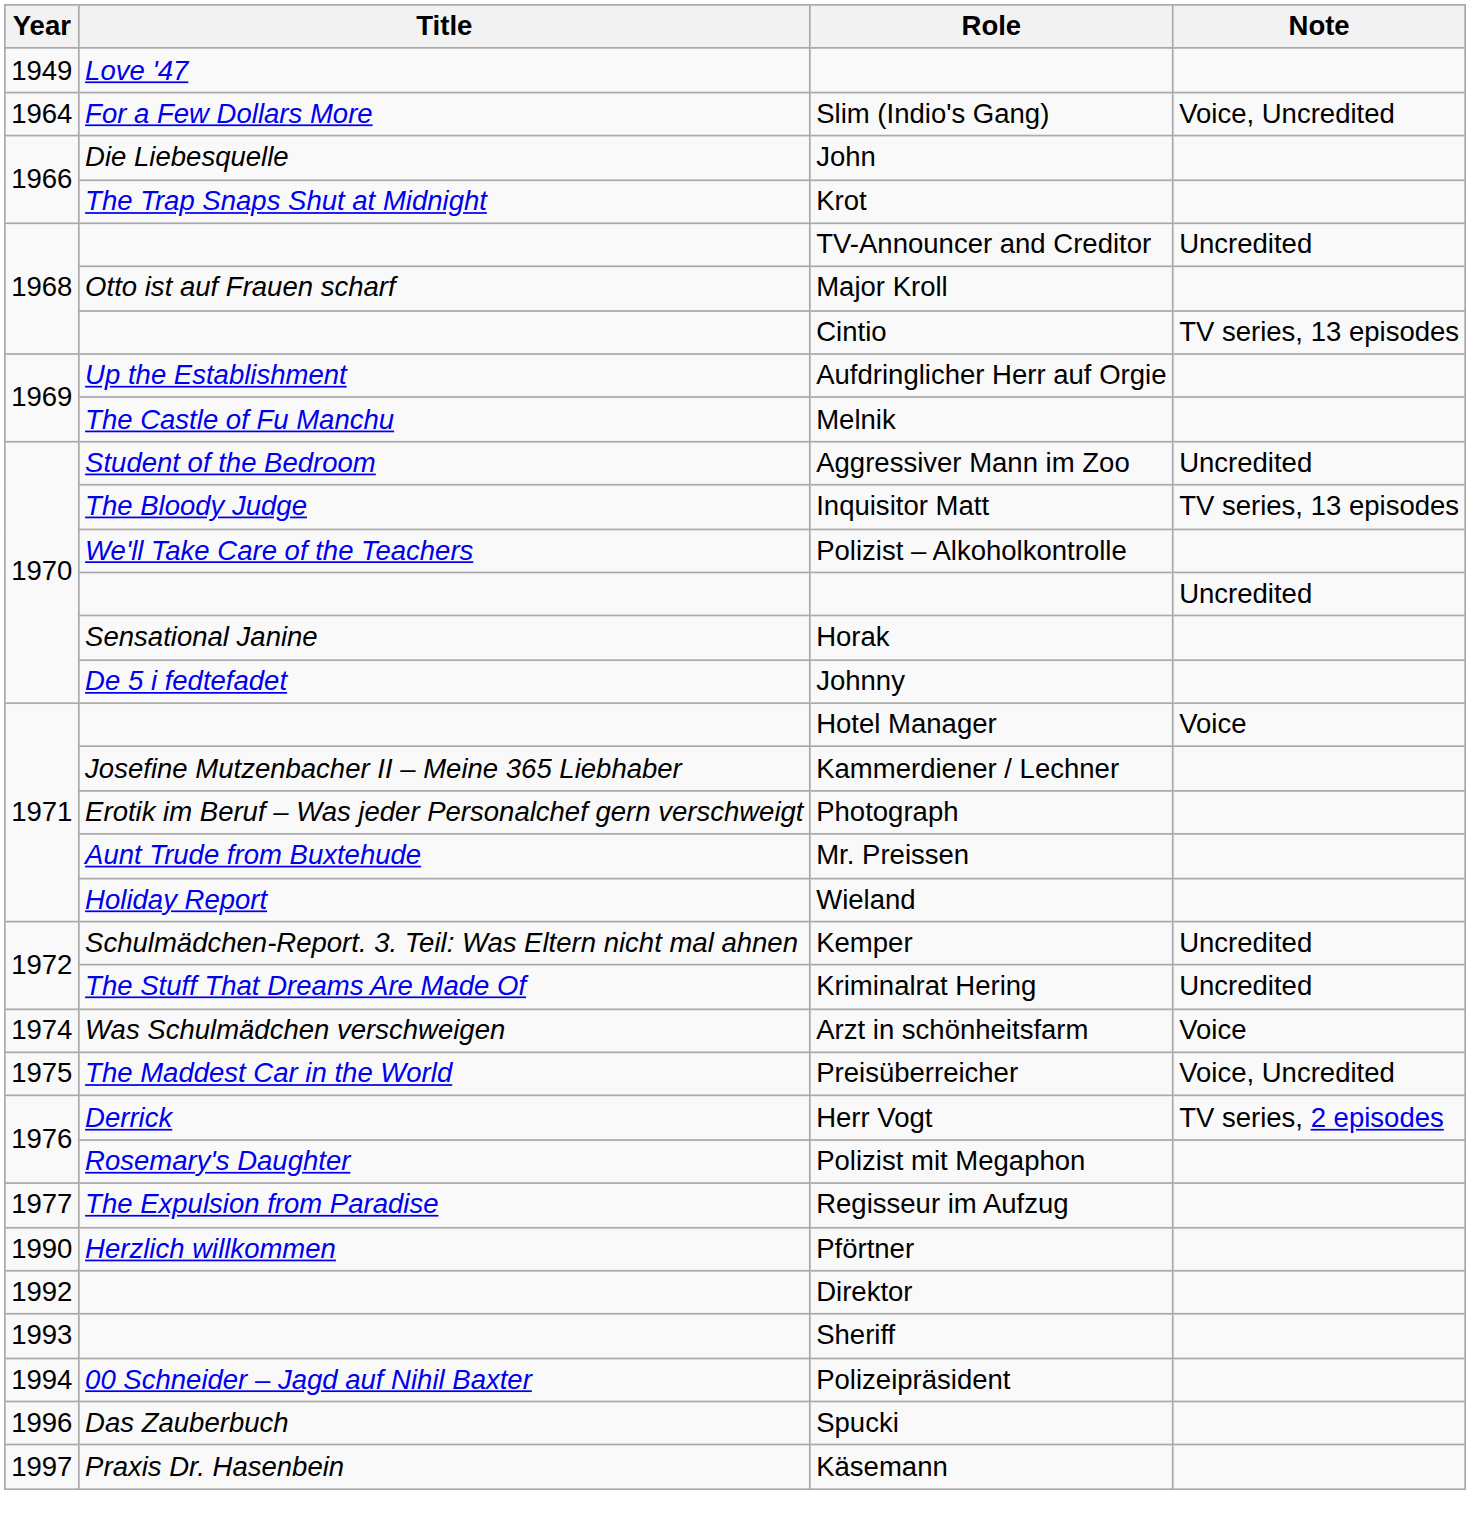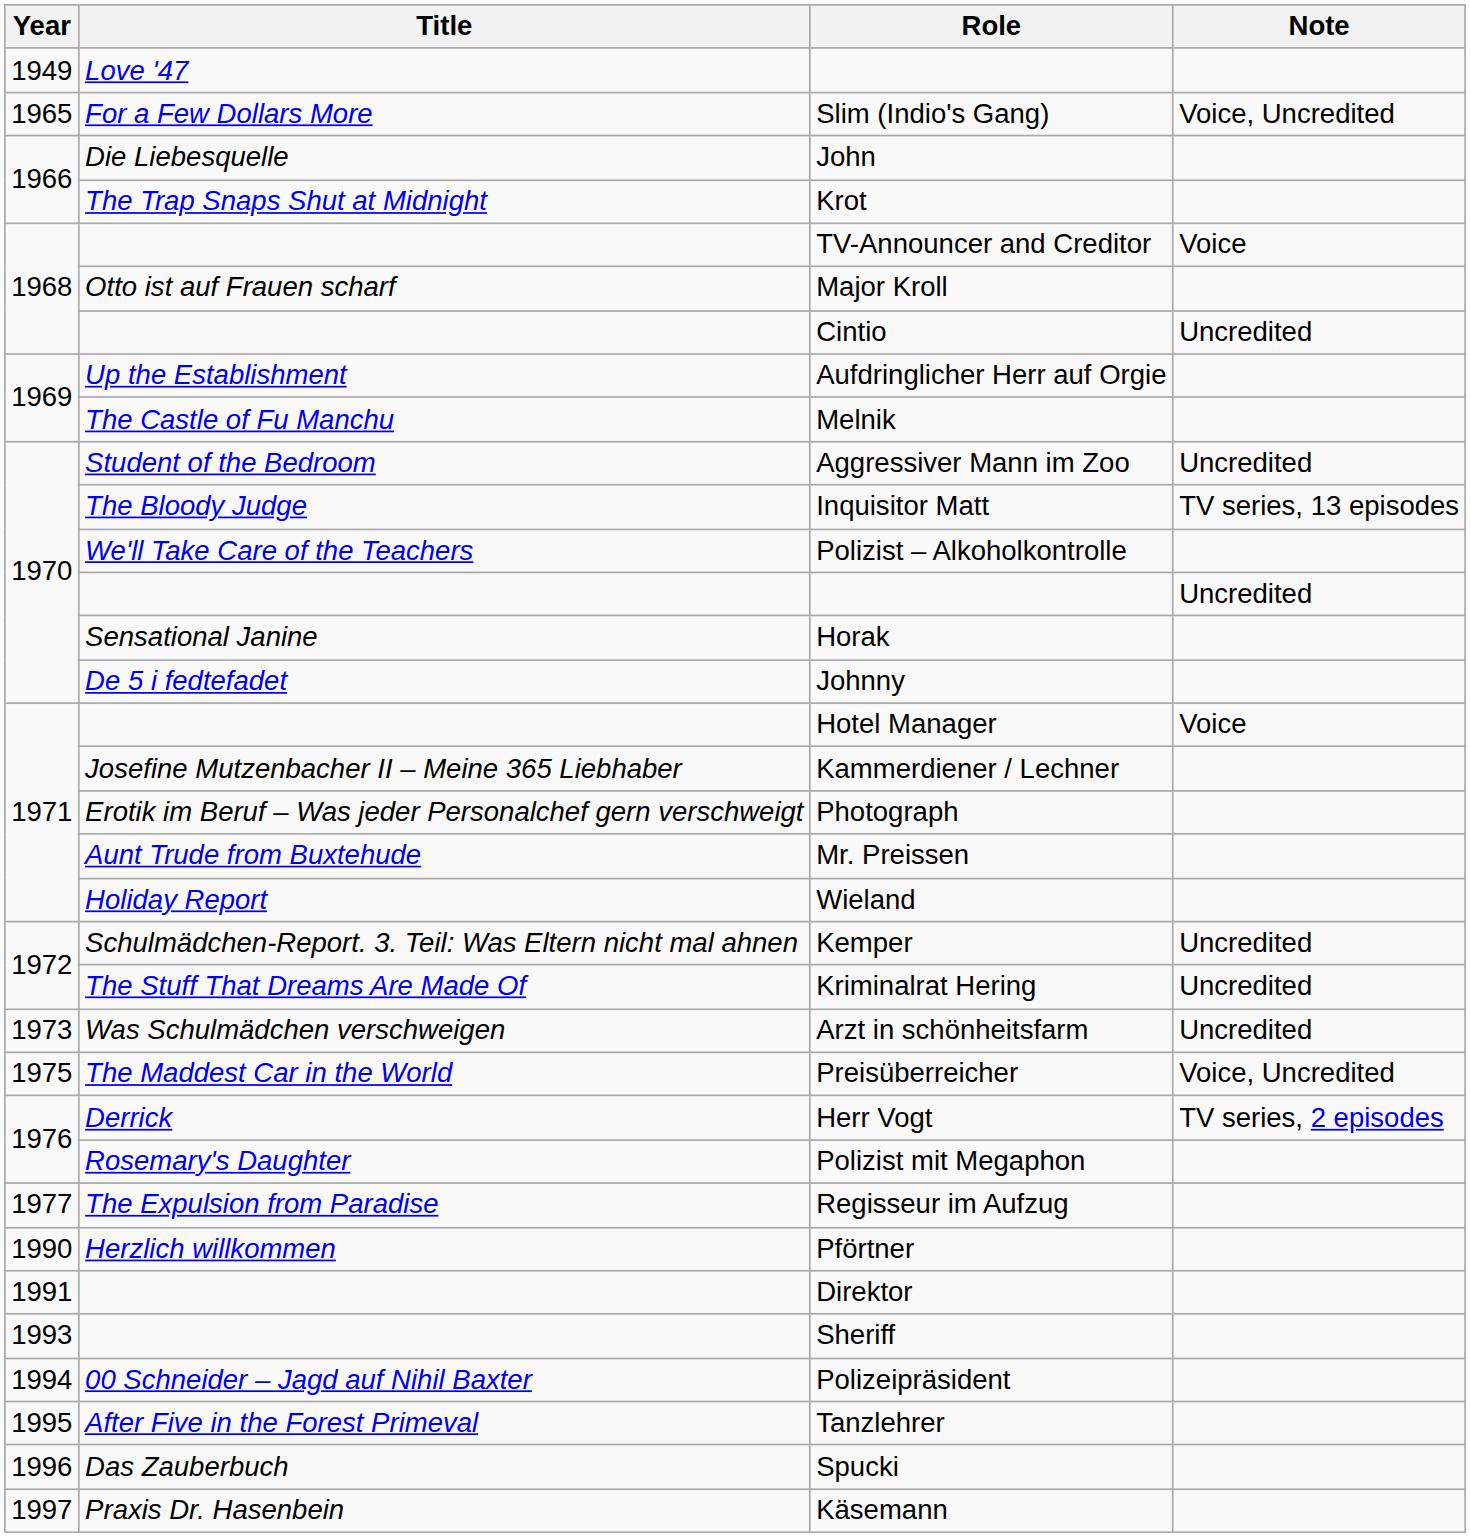(42, 113) 1964 -> (42, 113) 1965
(1246, 244) Uncredited -> (1213, 244) Voice
(1319, 331) TV series, 13 episodes -> (1246, 331) Uncredited
(42, 1030) 1974 -> (42, 1030) 1973
(1213, 1030) Voice -> (1246, 1030) Uncredited
(42, 1292) 1992 -> (42, 1292) 1991
+ row: (282, 1422)
